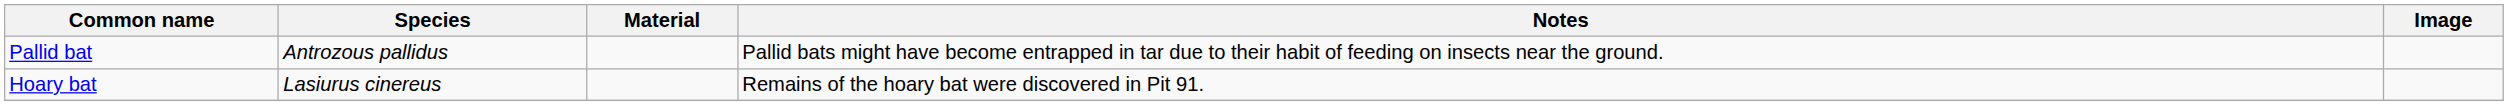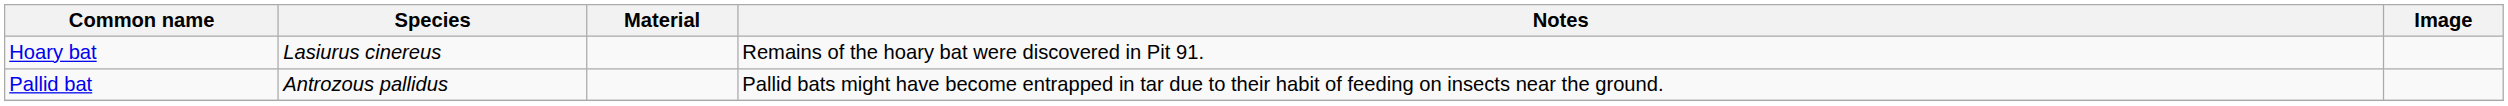rows swapped: (53, 84) <-> (51, 52)
